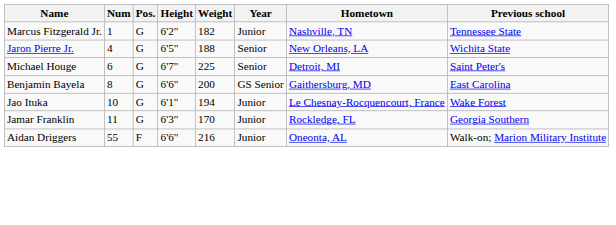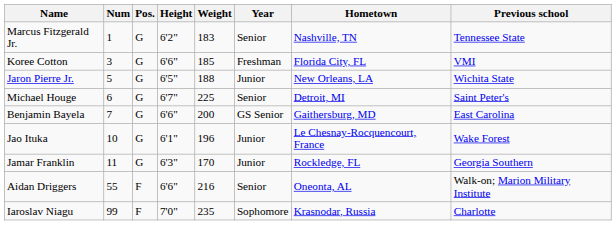(206, 31) 182 -> (206, 37) 183
(251, 31) Junior -> (252, 37) Senior
+ row: (37, 61)
(110, 48) 4 -> (109, 79) 5
(252, 48) Senior -> (251, 79) Junior
(110, 84) 8 -> (109, 114) 7
(206, 102) 194 -> (206, 138) 196
(251, 137) Junior -> (252, 186) Senior
+ row: (40, 211)
